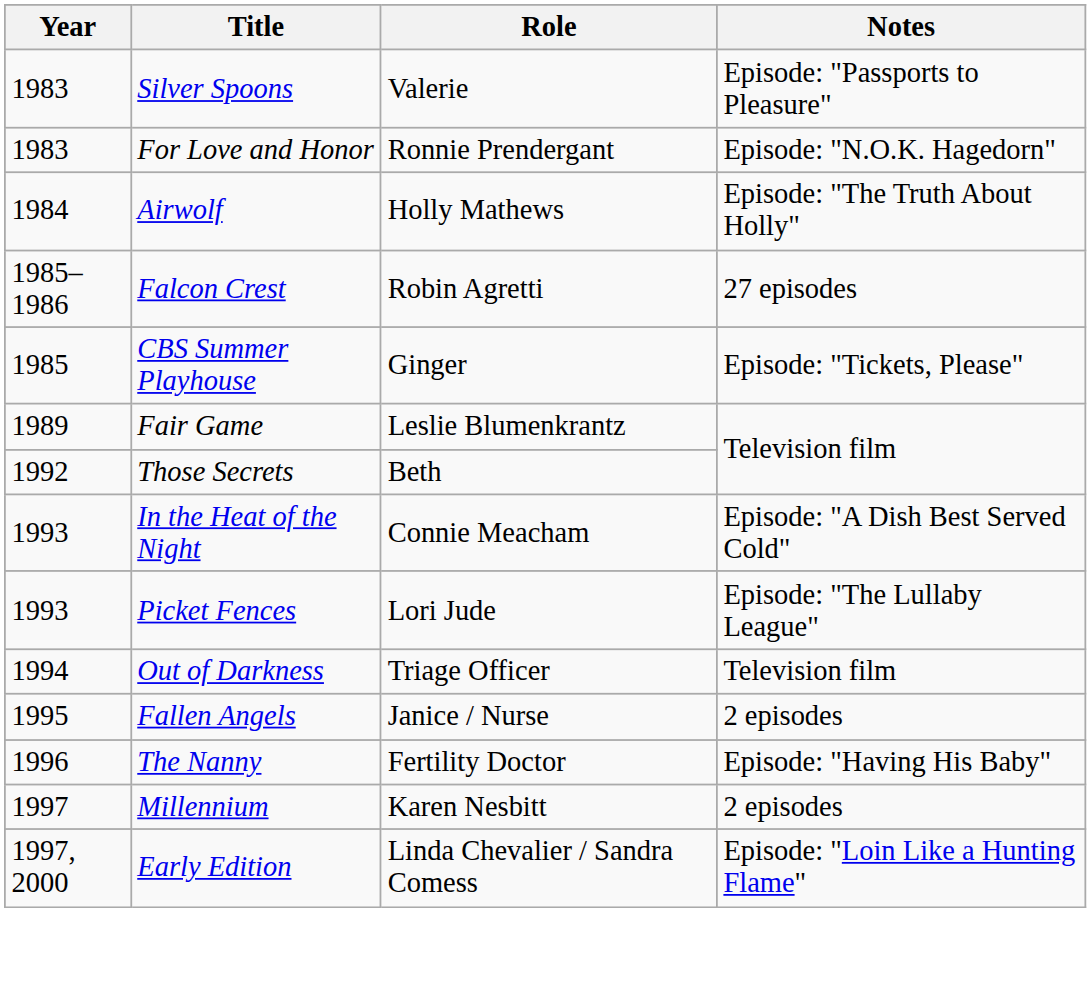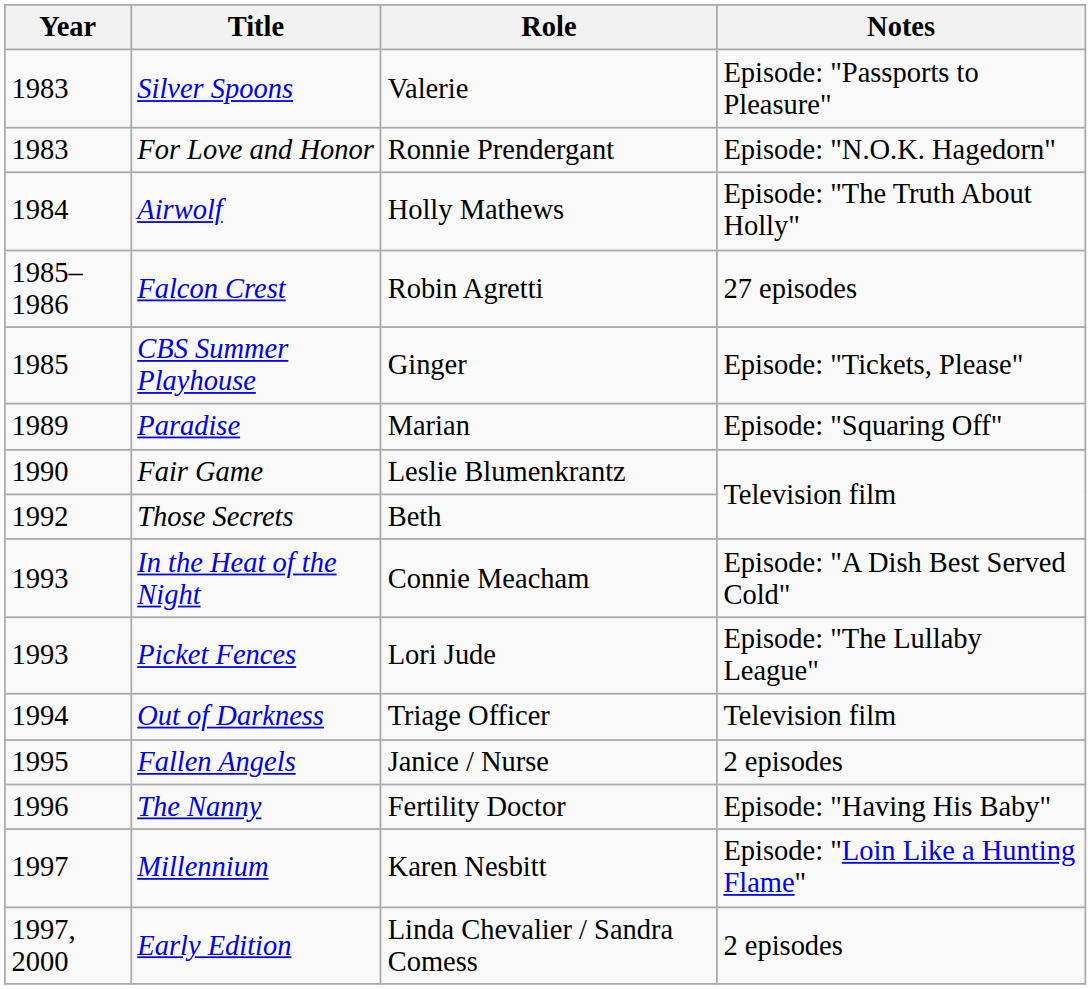+ row: (189, 426)
(40, 426) 1989 -> (40, 471) 1990
(783, 806) 2 episodes -> (899, 867) Episode: "Loin Like a Hunting Flame"
(899, 867) Episode: "Loin Like a Hunting Flame" -> (783, 944) 2 episodes
